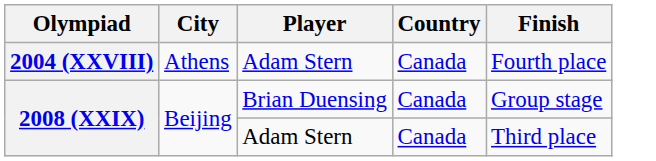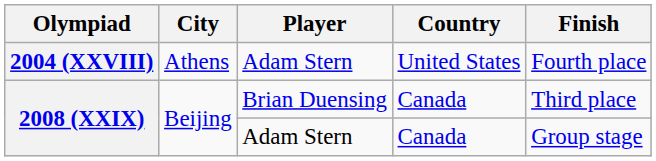(432, 61) Canada -> (459, 61) United States
(547, 99) Group stage -> (584, 99) Third place
(544, 137) Third place -> (587, 137) Group stage
